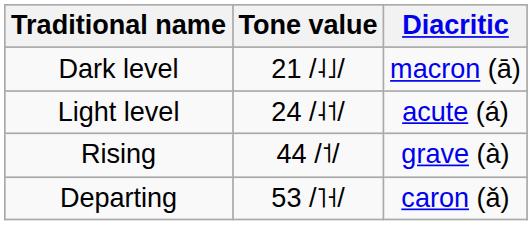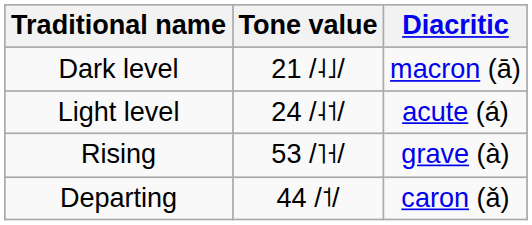(308, 154) 44 /˦/ -> (308, 154) 53 /˥˧/
(308, 197) 53 /˥˧/ -> (308, 197) 44 /˦/
